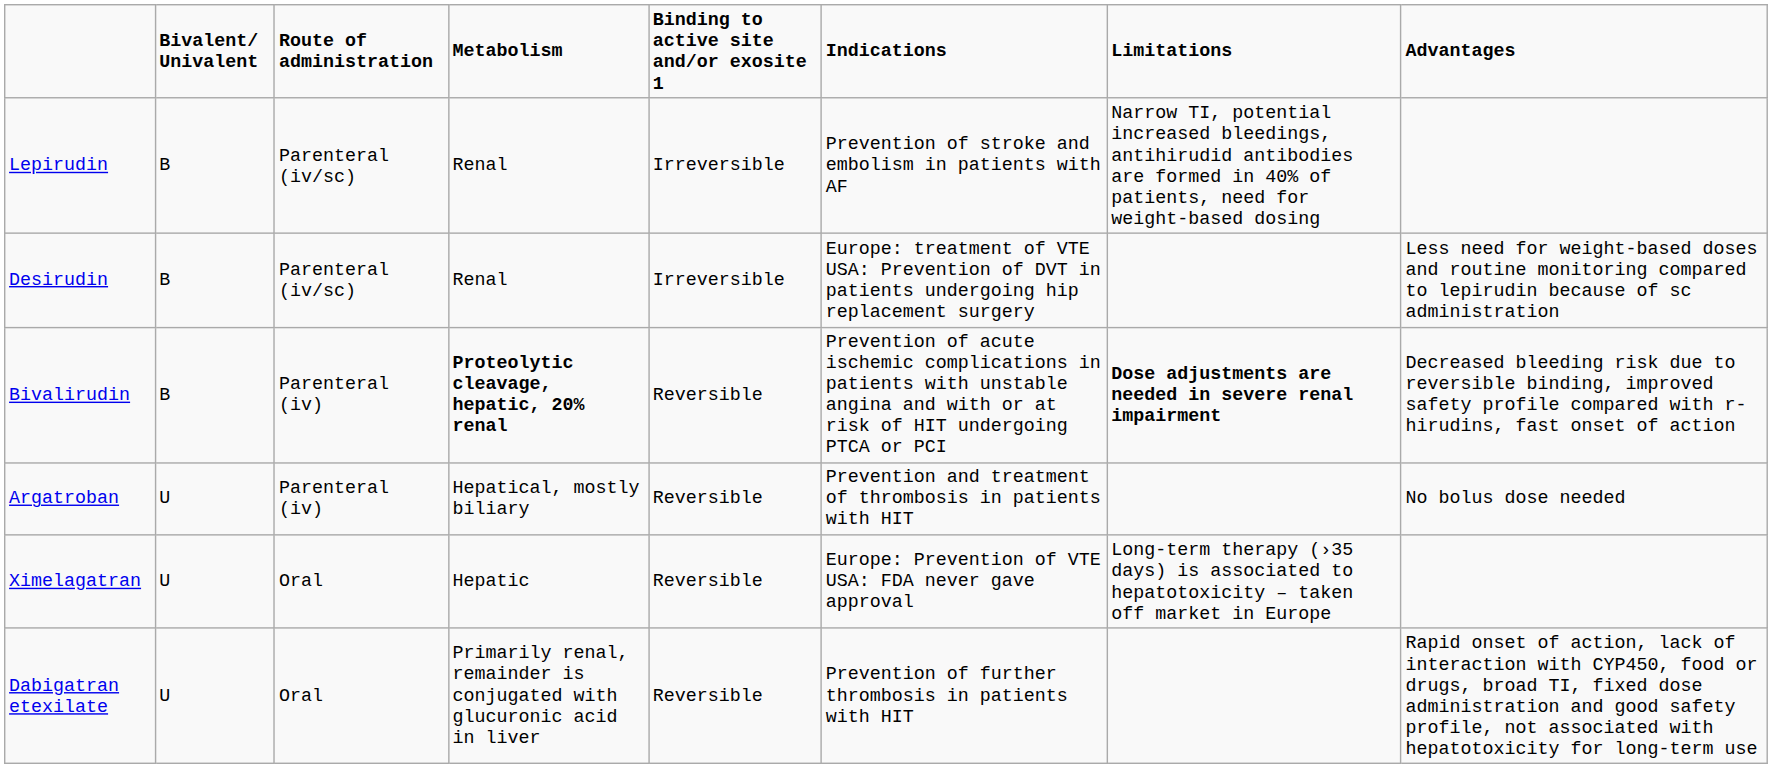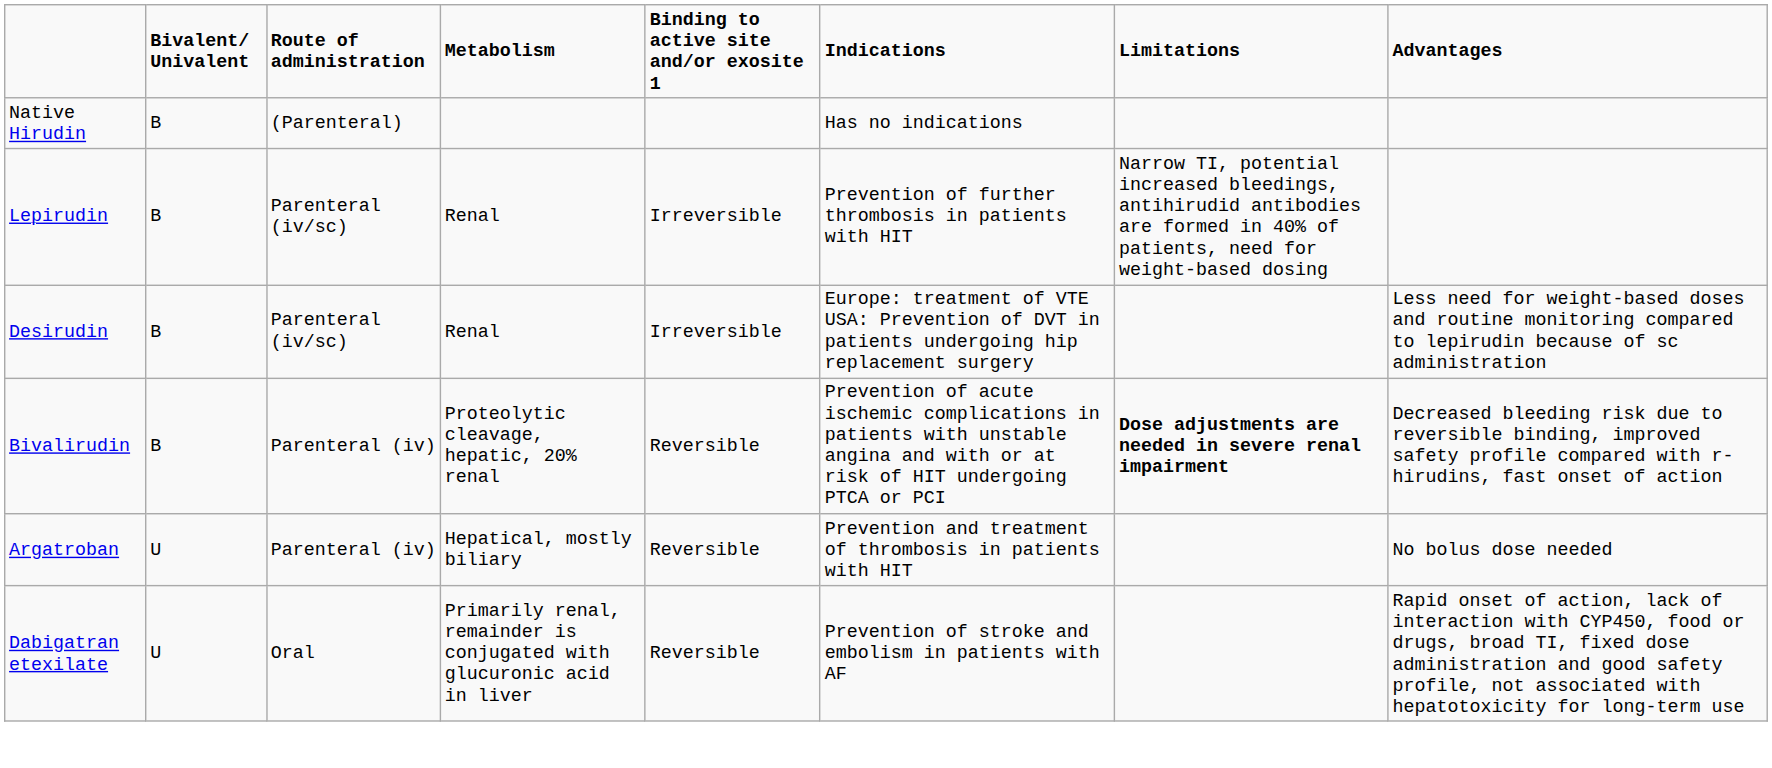+ row: (48, 124)
(963, 166) Prevention of stroke and embolism in patients with AF -> (946, 217) Prevention of further thrombosis in patients with HIT
(519, 395) bold -> (511, 446) normal
- row: (75, 581)
(947, 696) Prevention of further thrombosis in patients with HIT -> (962, 654) Prevention of stroke and embolism in patients with AF
